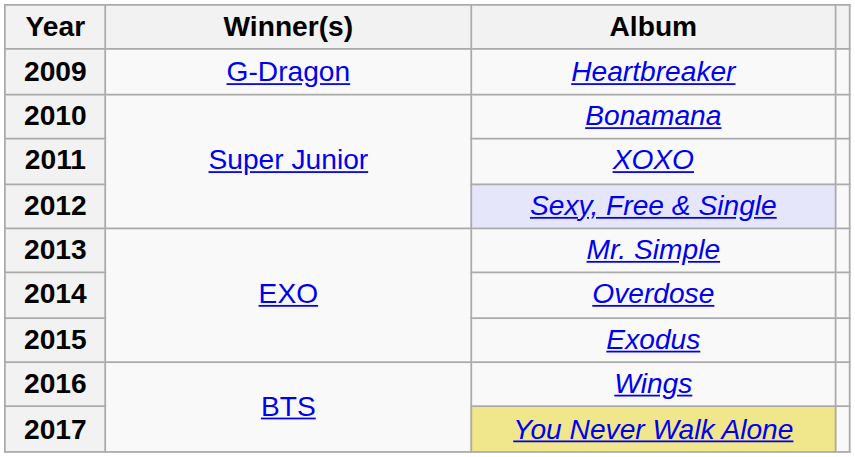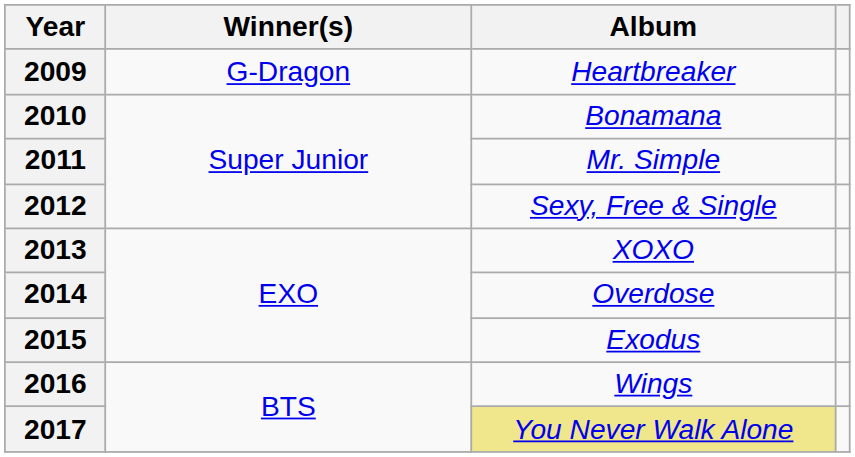(653, 160) XOXO -> (653, 160) Mr. Simple
(653, 205) lavender background -> (653, 205) no background
(653, 250) Mr. Simple -> (653, 250) XOXO
